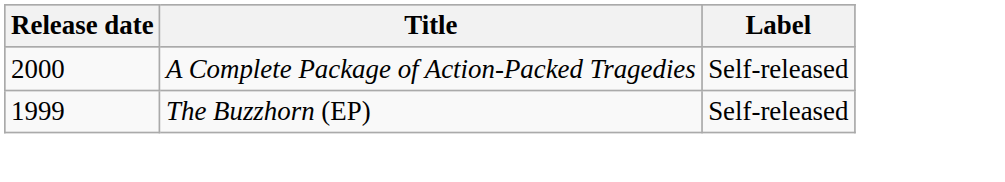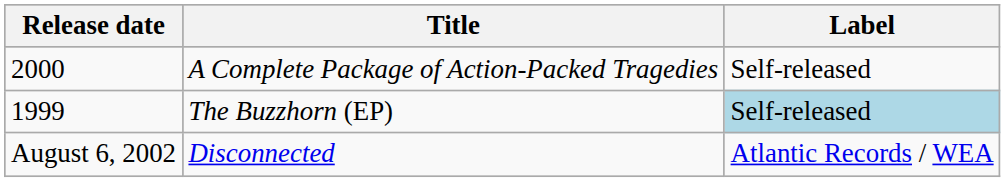(778, 111) no background -> (801, 111) lightblue background
+ row: (262, 153)
